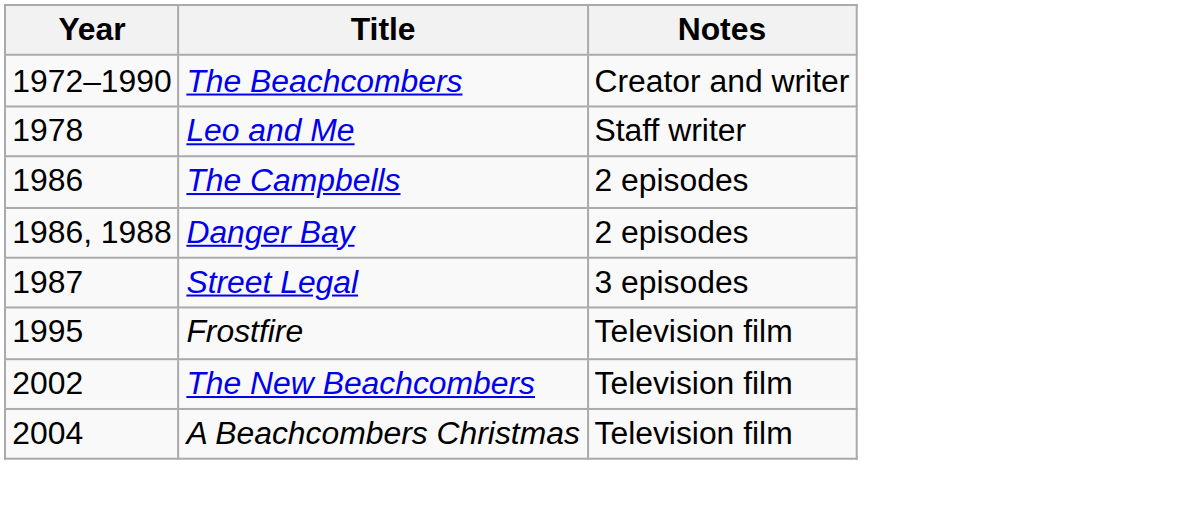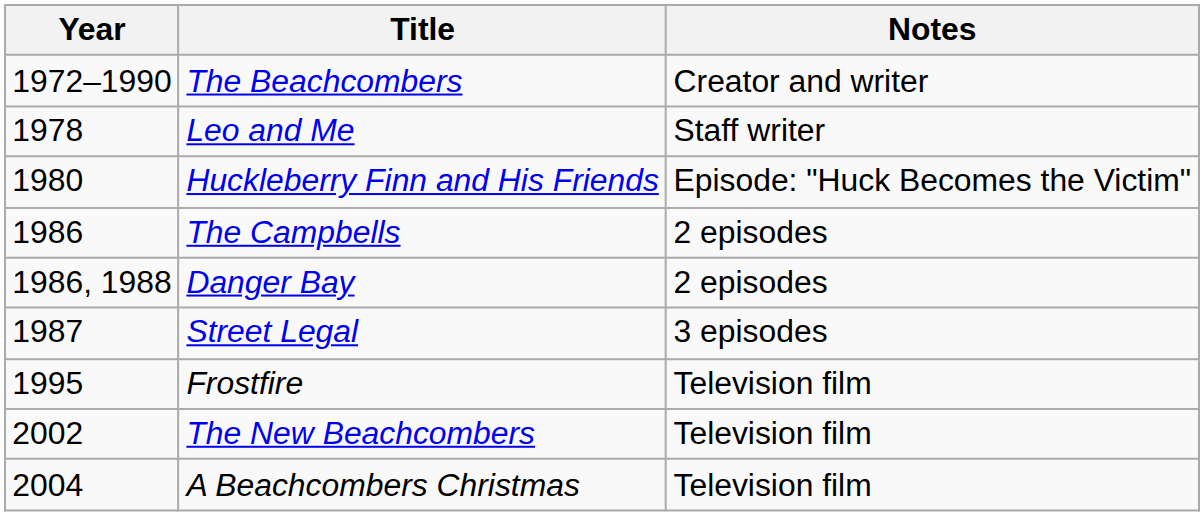+ row: (423, 181)
